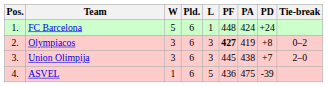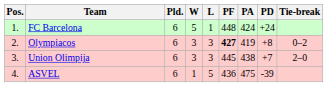columns swapped: (192, 12) <-> (173, 12)
